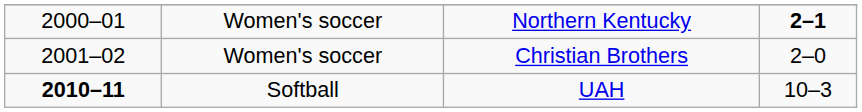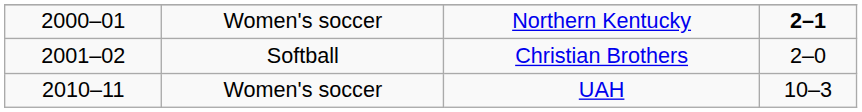(303, 55) Women's soccer -> (303, 55) Softball
(83, 90) bold -> (83, 90) normal
(303, 90) Softball -> (303, 90) Women's soccer
